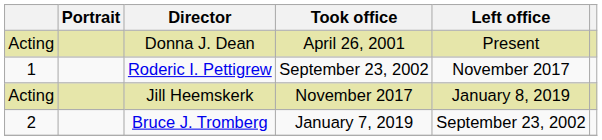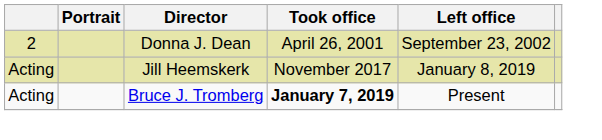(31, 43) Acting -> (31, 43) 2
(511, 43) Present -> (476, 43) September 23, 2002
- row: (200, 69)
(31, 122) 2 -> (31, 95) Acting
(354, 122) normal -> (332, 95) bold
(511, 122) September 23, 2002 -> (476, 95) Present
